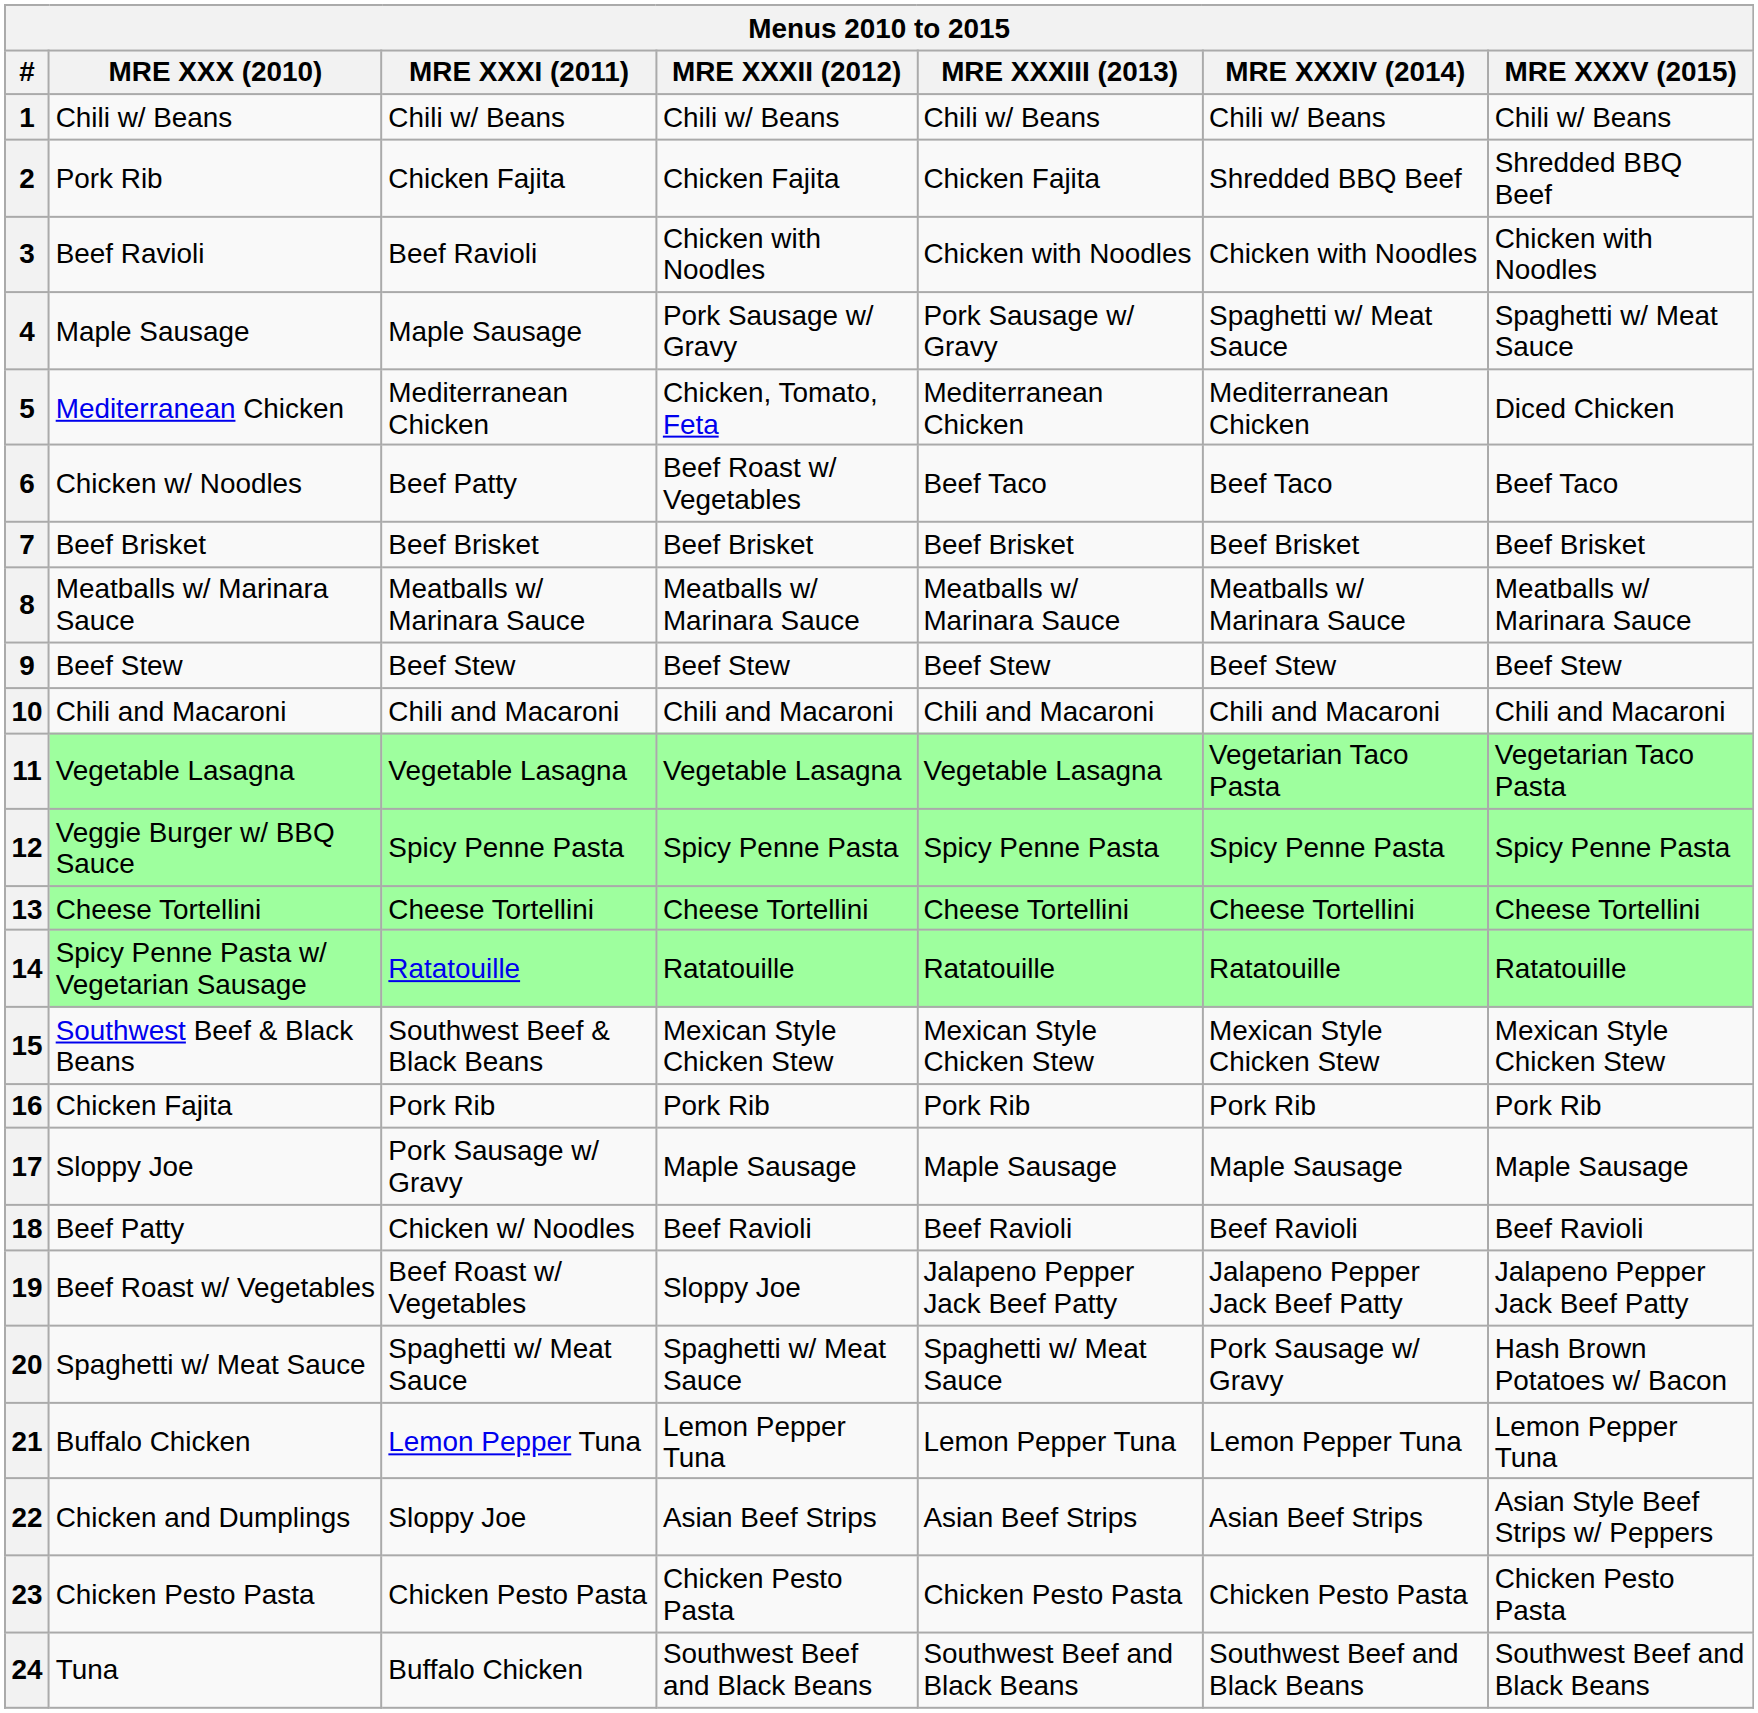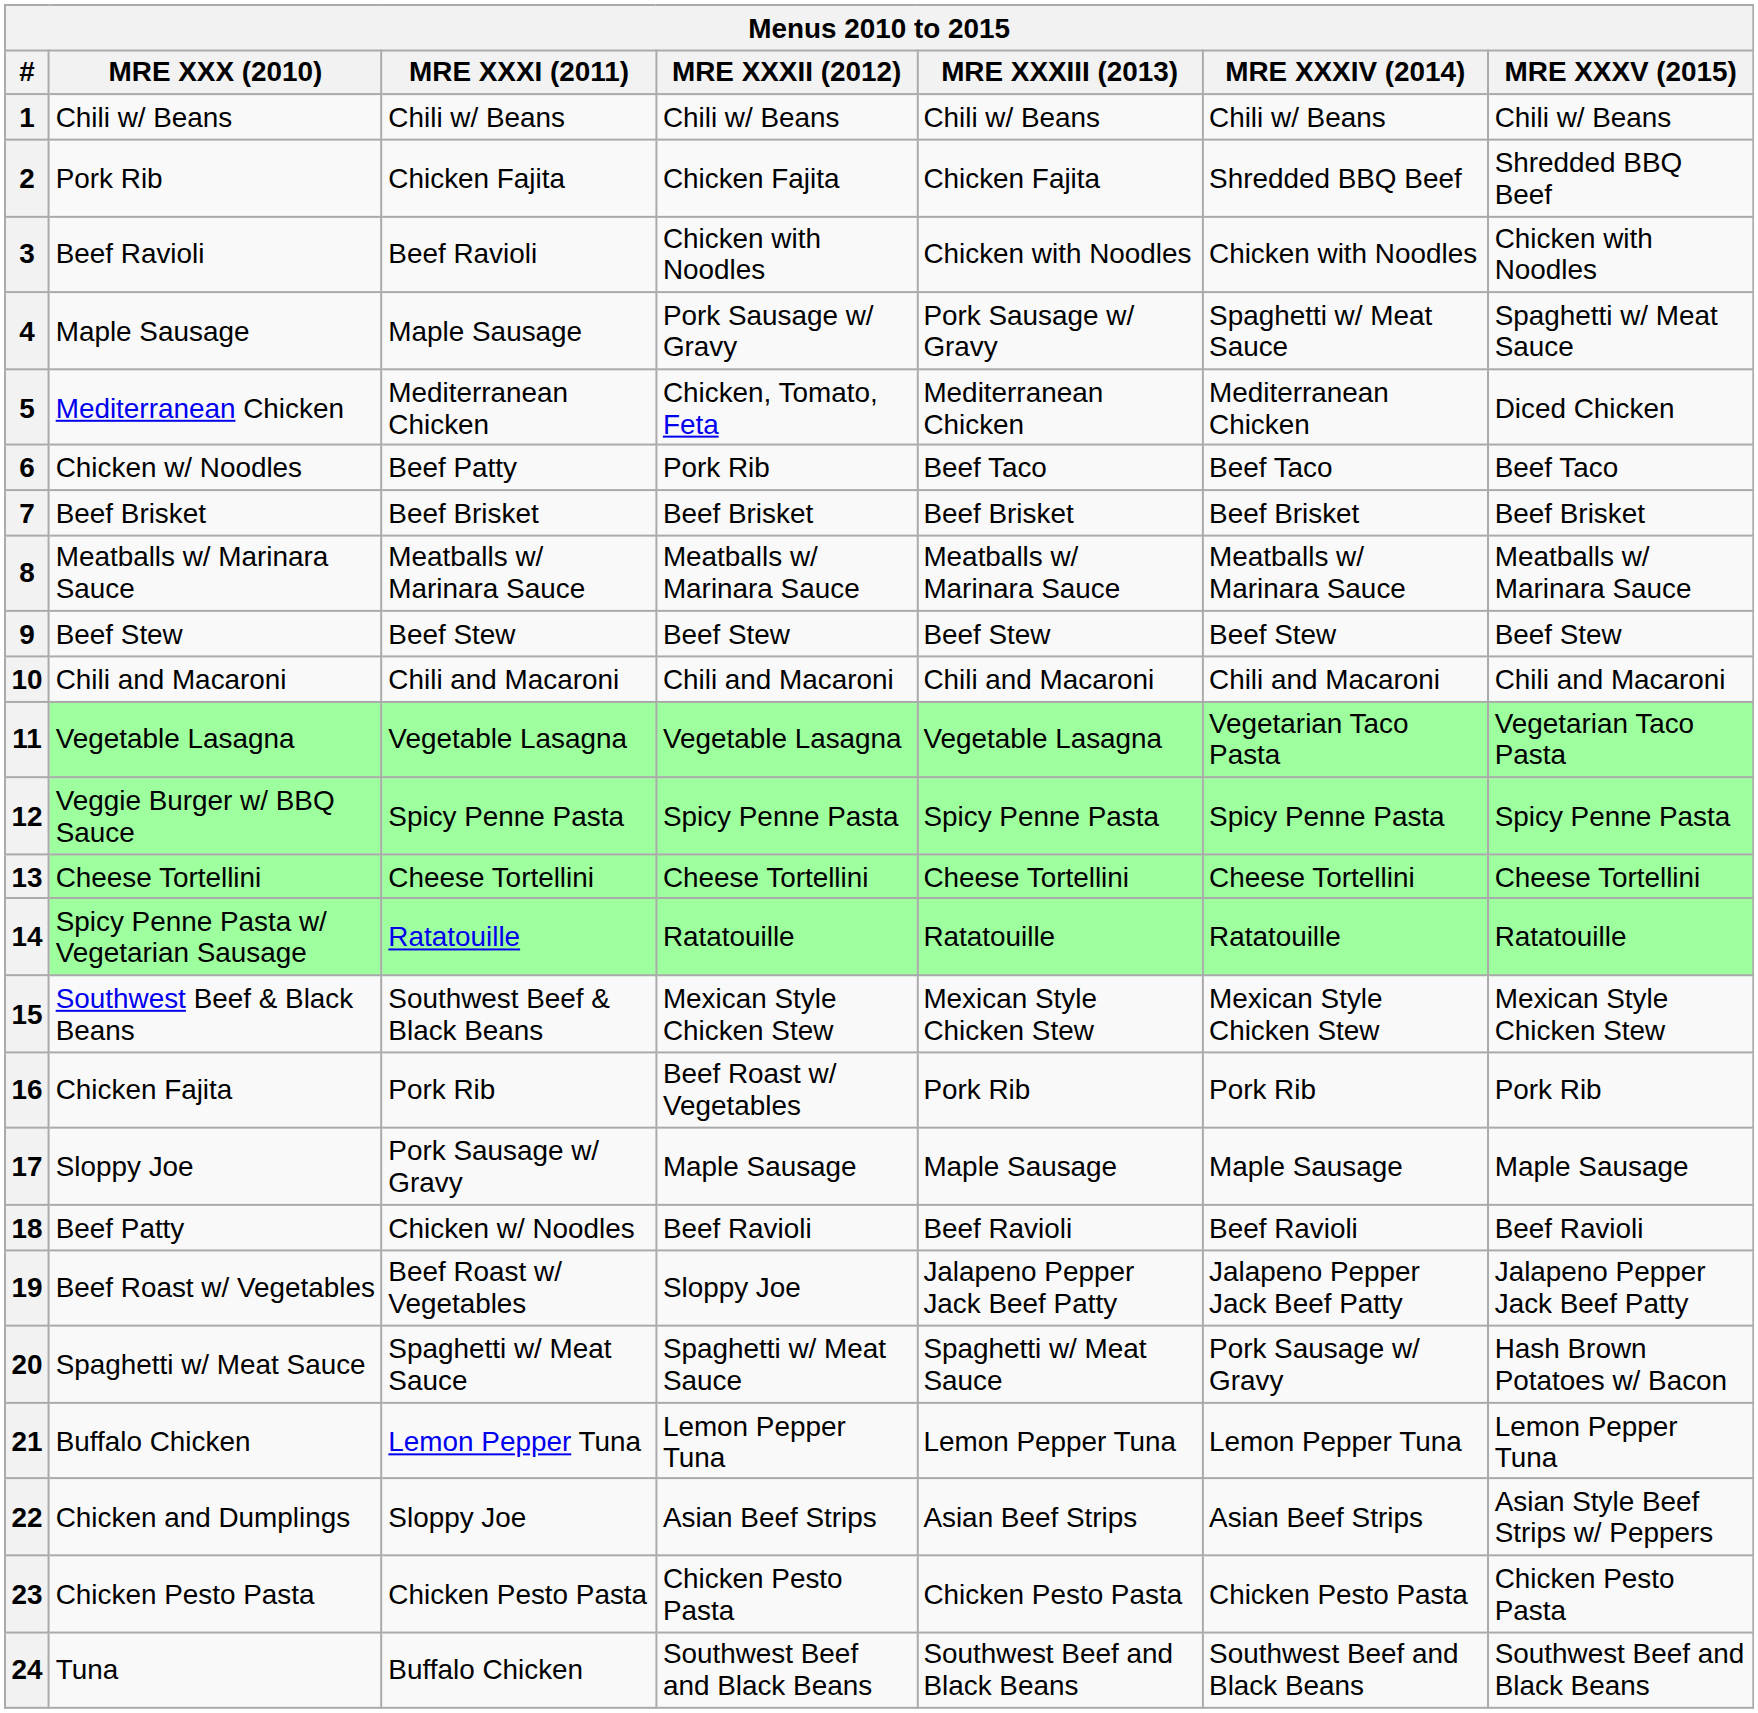(750, 484) Beef Roast w/ Vegetables -> (716, 468) Pork Rib
(716, 1106) Pork Rib -> (750, 1090) Beef Roast w/ Vegetables
